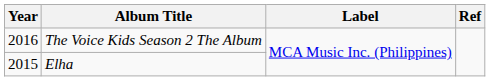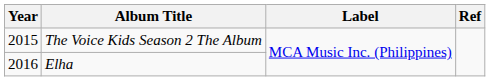(23, 40) 2016 -> (23, 40) 2015
(23, 64) 2015 -> (23, 64) 2016
